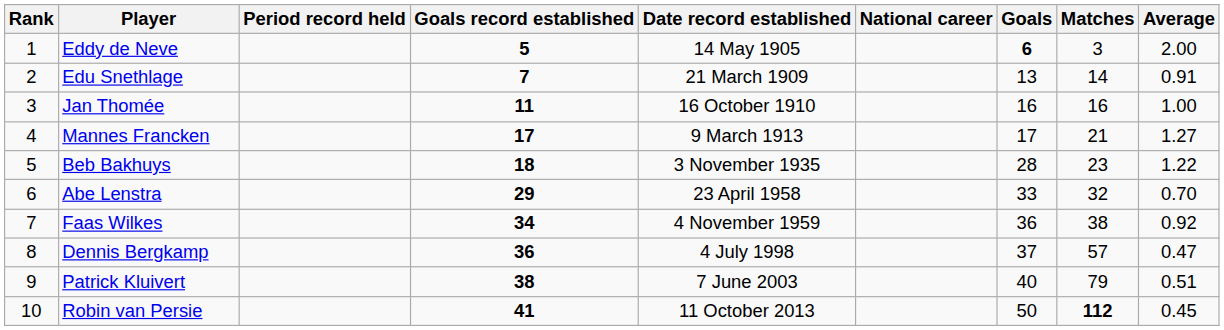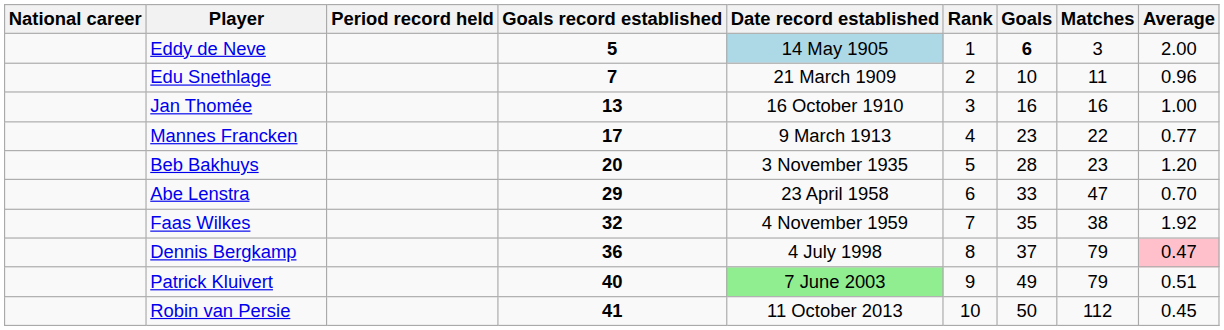columns swapped: (31, 19) <-> (926, 19)
(747, 48) no background -> (835, 48) lightblue background
(1027, 77) 13 -> (1027, 77) 10
(1098, 77) 14 -> (1098, 77) 11
(1179, 77) 0.91 -> (1179, 77) 0.96
(524, 106) 11 -> (612, 106) 13
(1027, 135) 17 -> (1027, 135) 23
(1098, 135) 21 -> (1098, 135) 22
(1179, 135) 1.27 -> (1179, 135) 0.77
(524, 164) 18 -> (612, 164) 20
(1179, 164) 1.22 -> (1179, 164) 1.20
(1098, 194) 32 -> (1098, 194) 47
(524, 223) 34 -> (612, 223) 32
(1027, 223) 36 -> (1027, 223) 35
(1179, 223) 0.92 -> (1179, 223) 1.92
(1098, 252) 57 -> (1098, 252) 79
(1179, 252) no background -> (1179, 252) pink background
(524, 281) 38 -> (612, 281) 40
(747, 281) no background -> (835, 281) lightgreen background
(1027, 281) 40 -> (1027, 281) 49
(1098, 310) bold -> (1098, 310) normal
